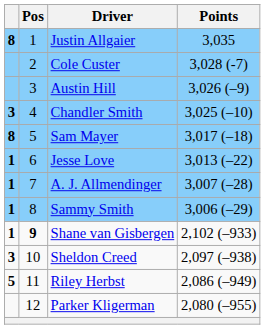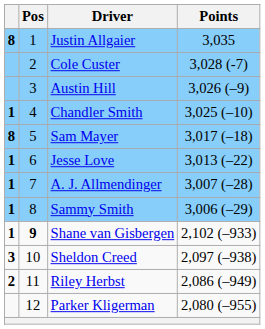(12, 112) 3 -> (12, 112) 1
(12, 281) 5 -> (12, 281) 2
